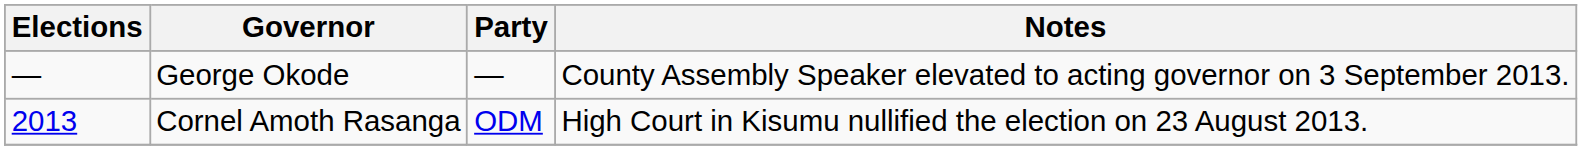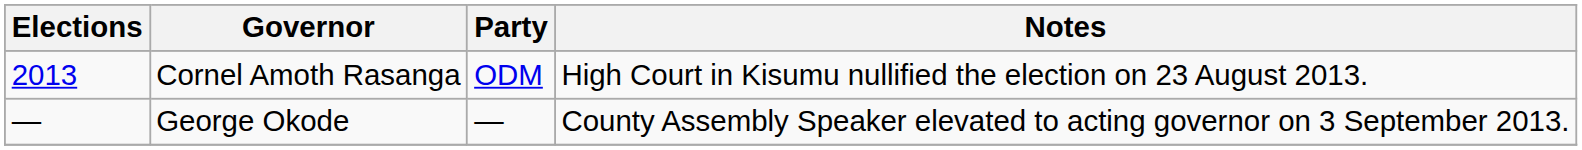rows swapped: (308, 121) <-> (253, 74)
